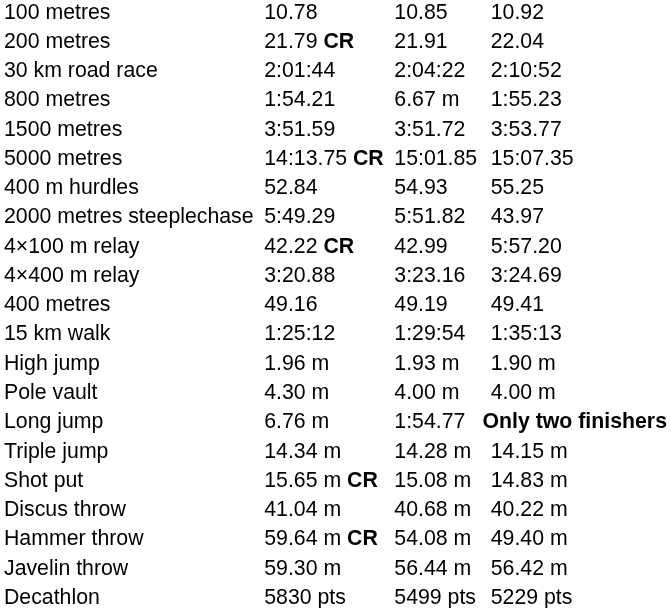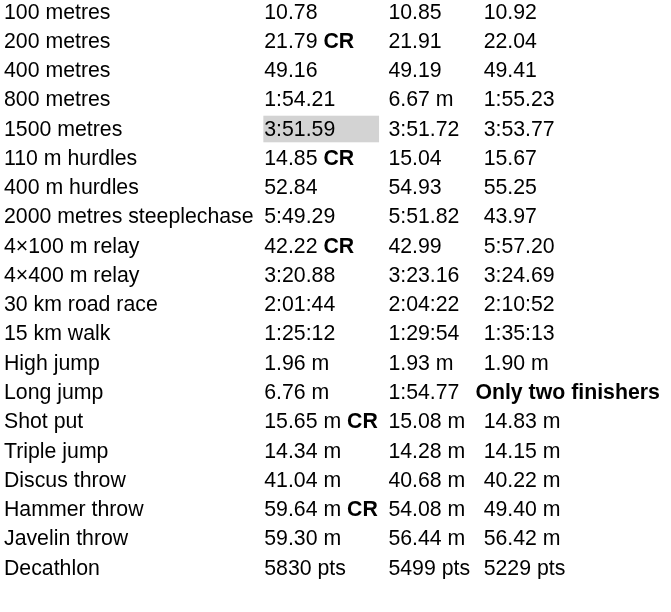rows swapped: (57, 304) <-> (81, 70)
(300, 128) no background -> (300, 128) lightgrey background
- row: (63, 158)
+ row: (71, 158)
- row: (51, 392)
rows swapped: (56, 450) <-> (44, 479)
